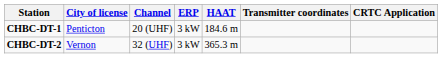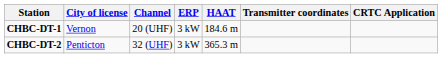(86, 28) Penticton -> (81, 28) Vernon
(81, 45) Vernon -> (86, 45) Penticton
